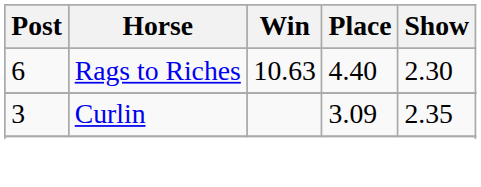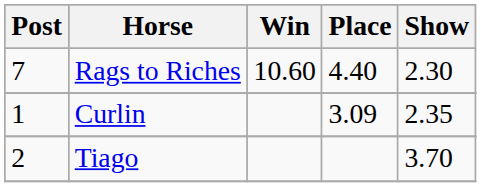(18, 70) 6 -> (18, 70) 7
(285, 70) 10.63 -> (285, 70) 10.60
(18, 114) 3 -> (18, 114) 1
+ row: (107, 158)
